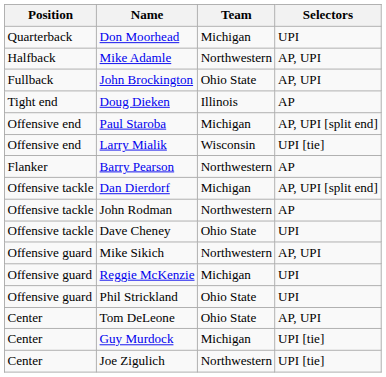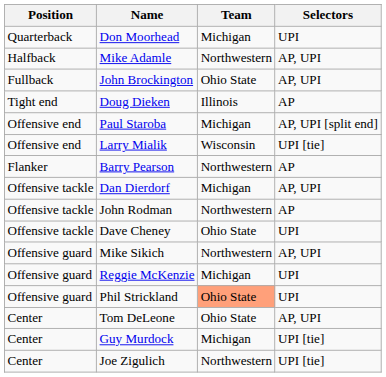(328, 188) AP, UPI [split end] -> (300, 188) AP, UPI
(228, 296) no background -> (228, 296) lightsalmon background
